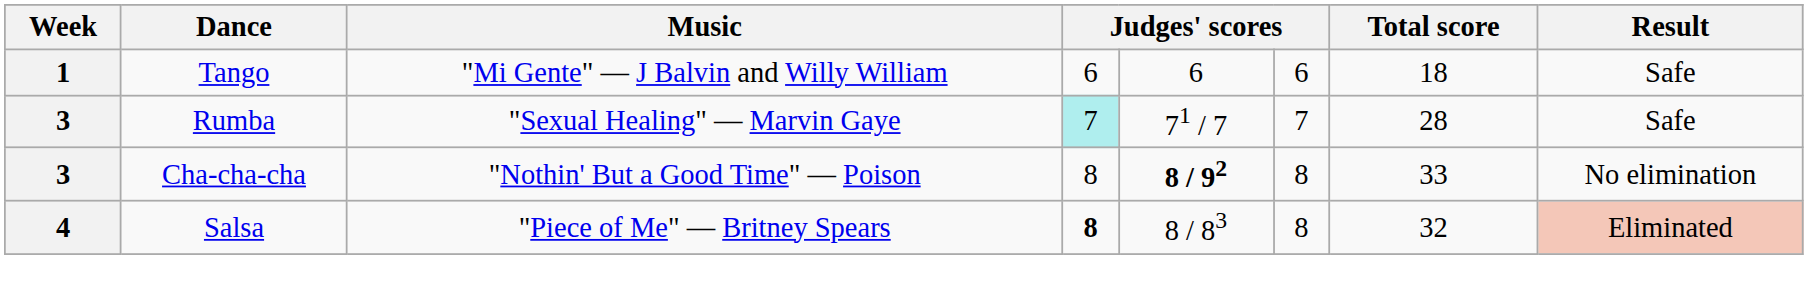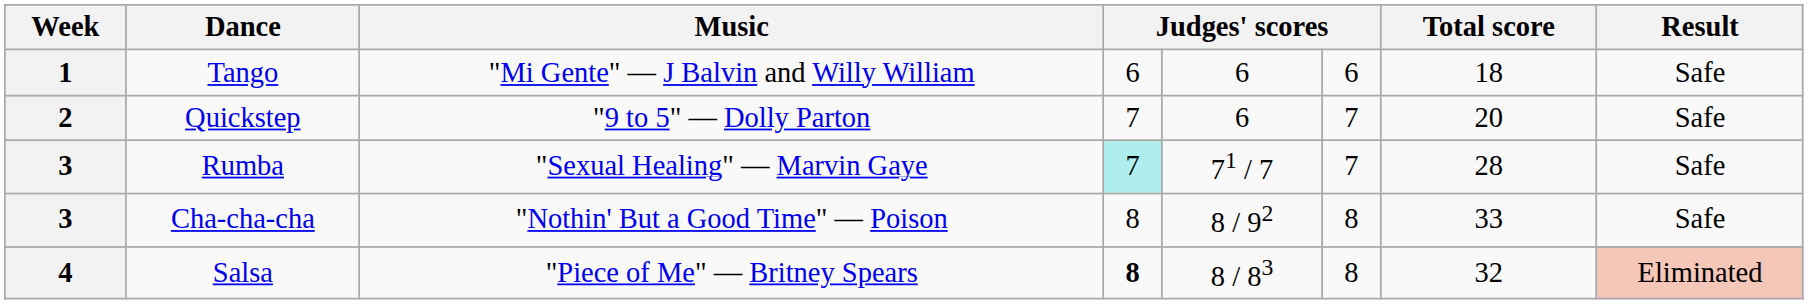+ row: (243, 117)
(1196, 174) bold -> (1242, 219) normal
(1670, 174) No elimination -> (1700, 219) Safe
